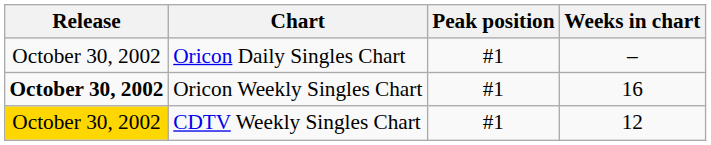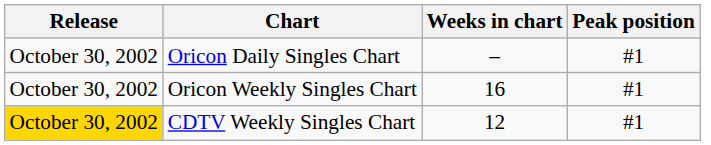columns swapped: (493, 21) <-> (632, 21)
(87, 88) bold -> (84, 88) normal
